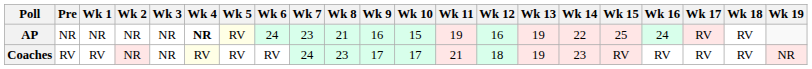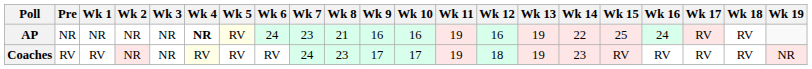(415, 34) 15 -> (415, 34) 16
(456, 54) 21 -> (456, 54) 19
